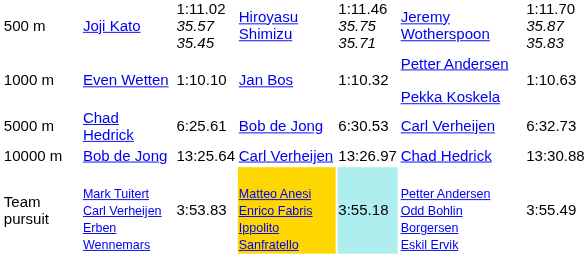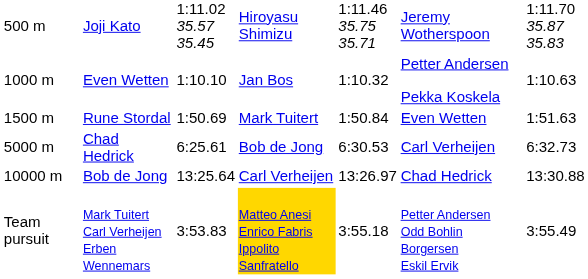+ row: (127, 118)
(363, 210) paleturquoise background -> (363, 231) no background
